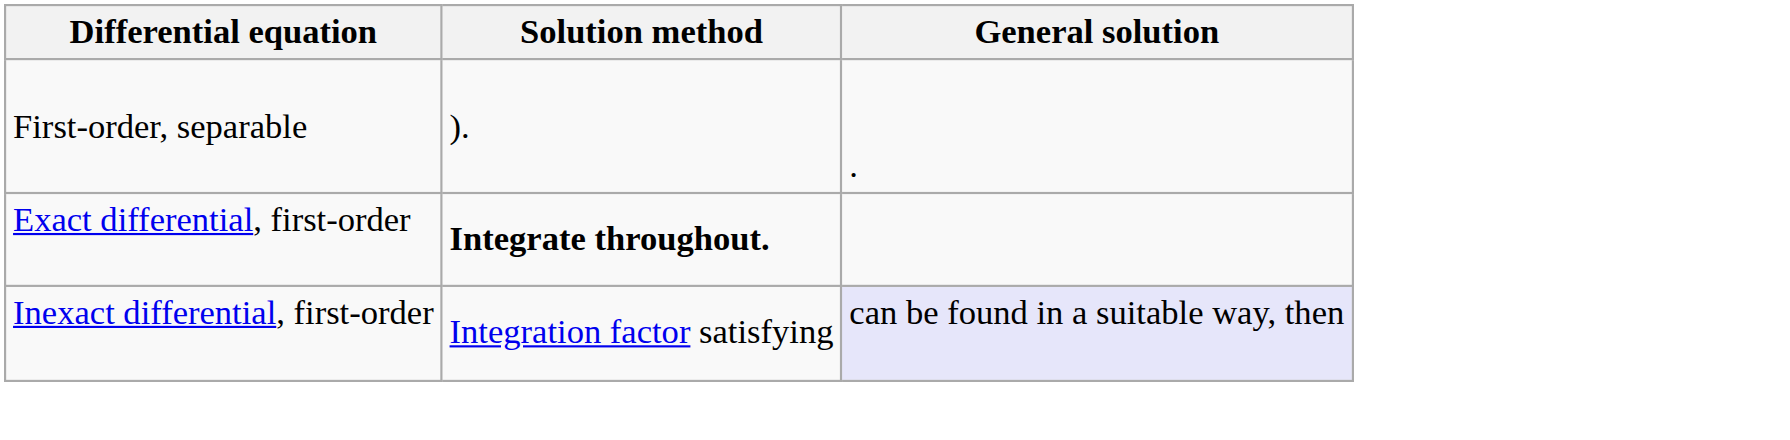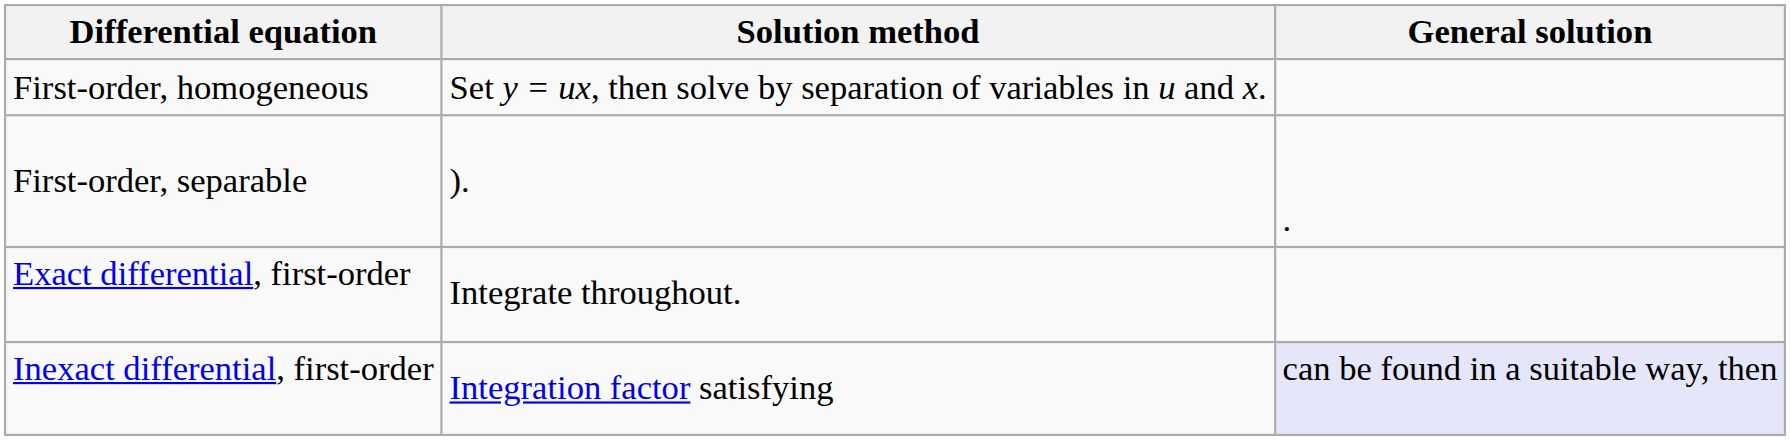+ row: (191, 86)
(610, 238) bold -> (595, 293) normal
